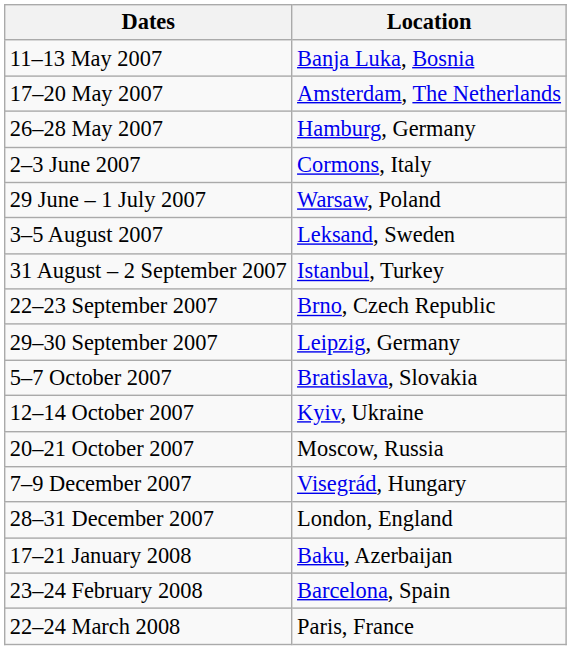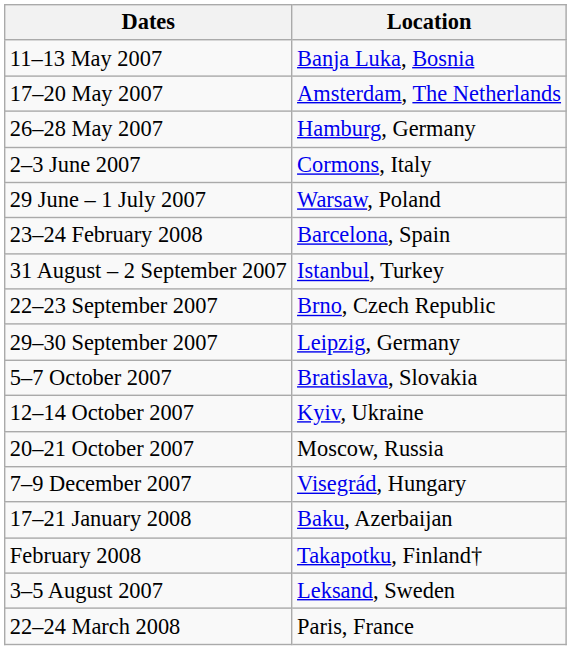rows swapped: (86, 235) <-> (106, 590)
- row: (112, 519)
+ row: (75, 555)
